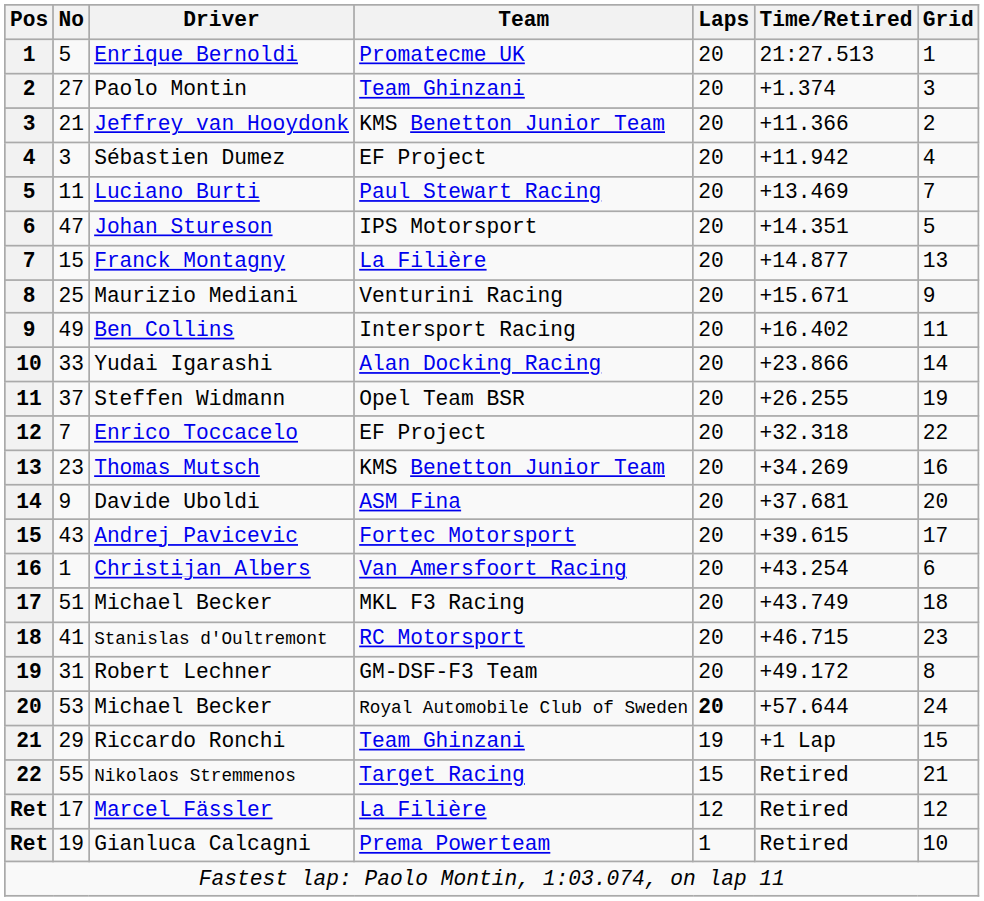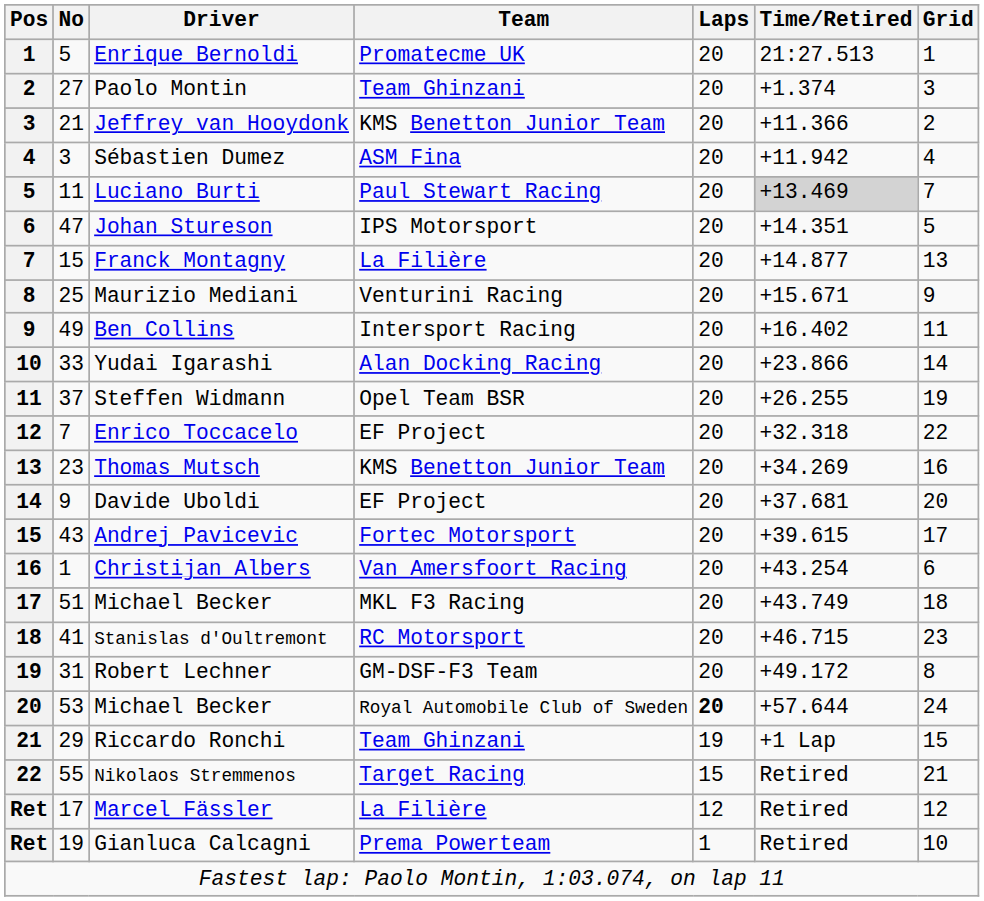(423, 160) EF Project -> (410, 160) ASM Fina
(804, 194) no background -> (804, 194) lightgrey background
(410, 502) ASM Fina -> (423, 502) EF Project
